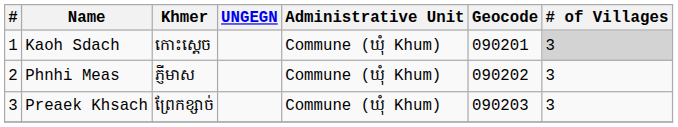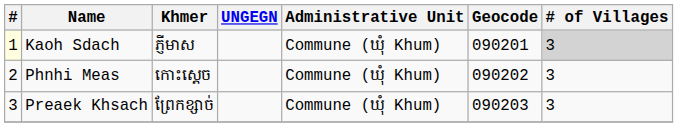(13, 45) no background -> (13, 45) lightyellow background
(183, 45) កោះស្ដេច -> (175, 45) ភ្ញីមាស
(175, 76) ភ្ញីមាស -> (183, 76) កោះស្ដេច
